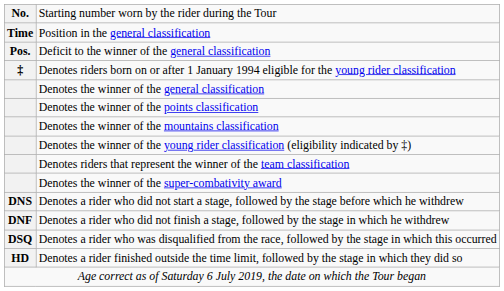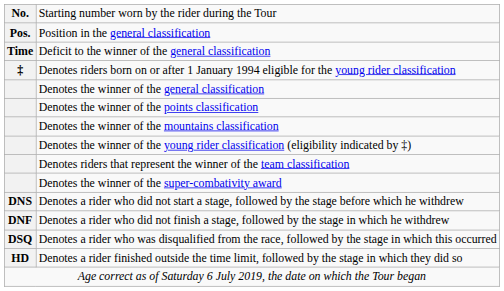(20, 32) Time -> (20, 32) Pos.
(20, 51) Pos. -> (20, 51) Time
